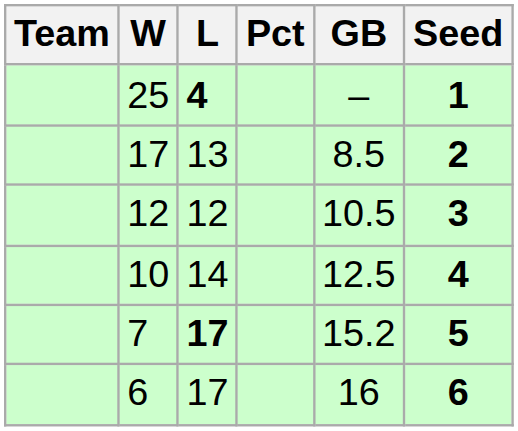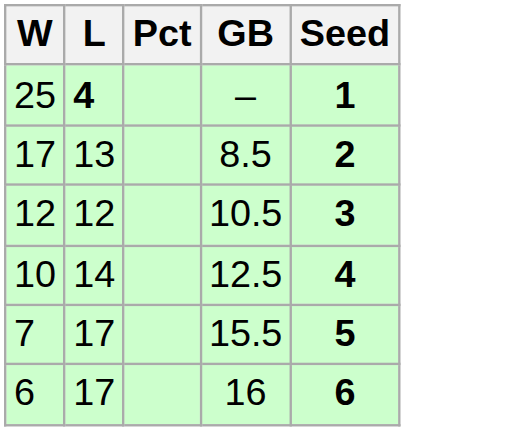- column: (62, 34)
(208, 333) bold -> (94, 333) normal
(359, 333) 15.2 -> (246, 333) 15.5
